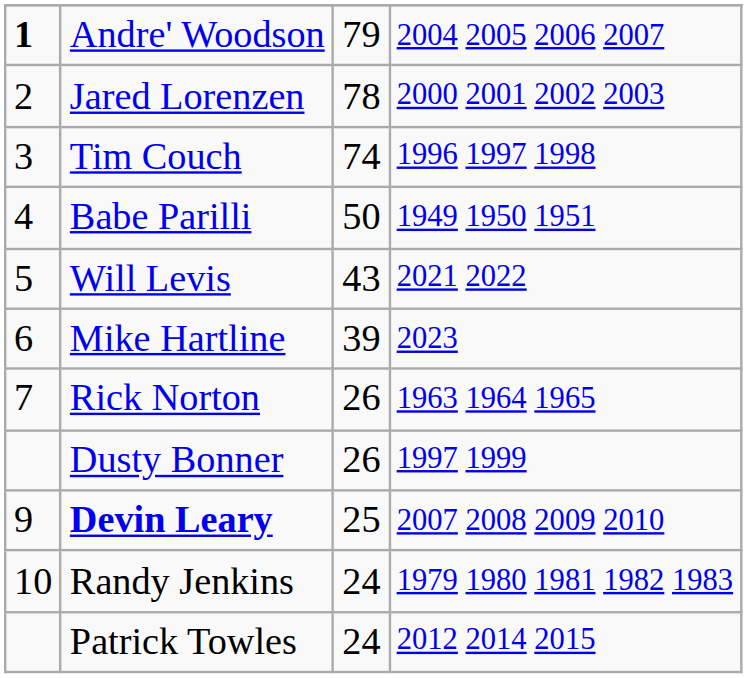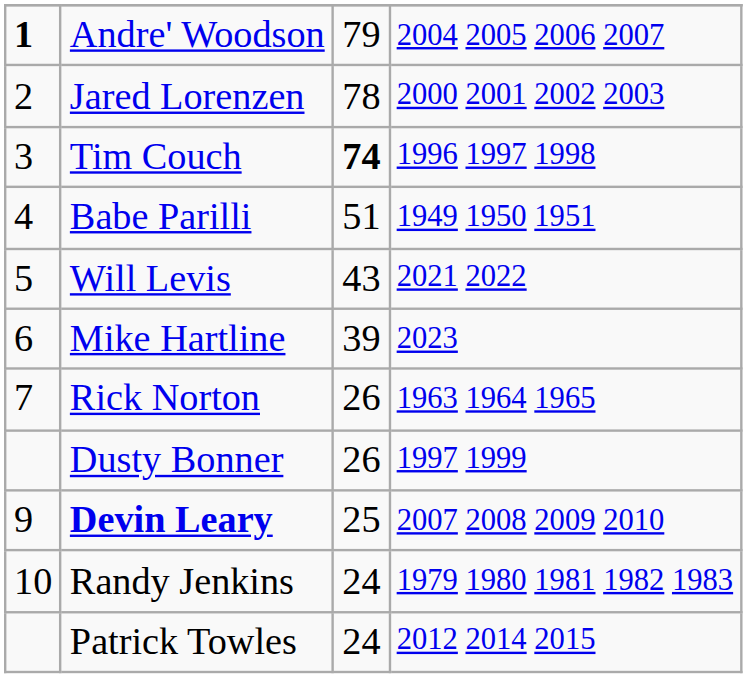(361, 156) normal -> (361, 156) bold
(361, 216) 50 -> (361, 216) 51
